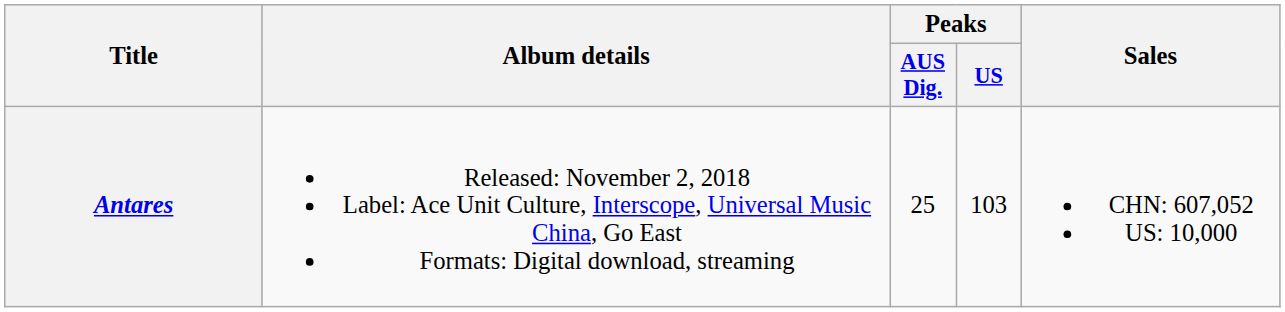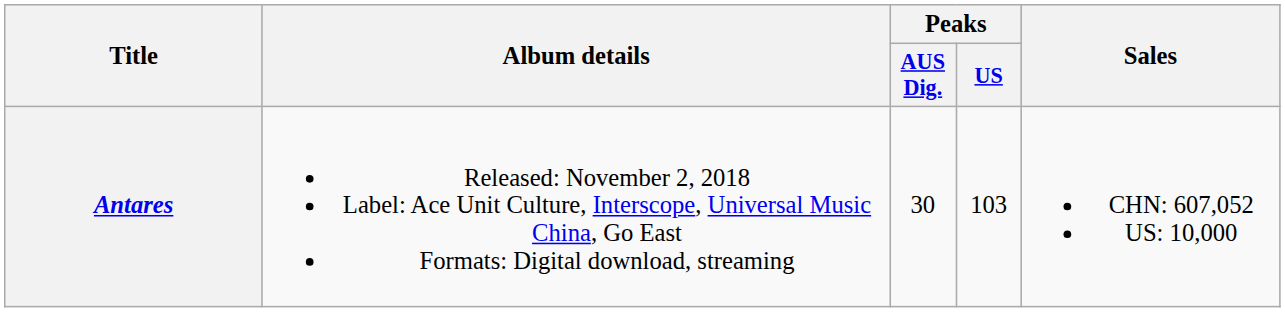(923, 205) 25 -> (923, 205) 30
